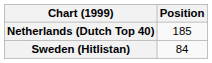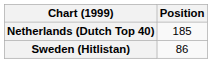(182, 49) 84 -> (182, 49) 86
